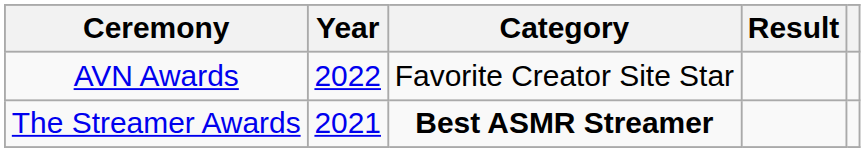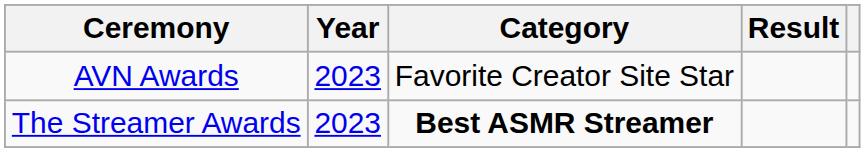(348, 75) 2022 -> (348, 75) 2023
(348, 123) 2021 -> (348, 123) 2023
